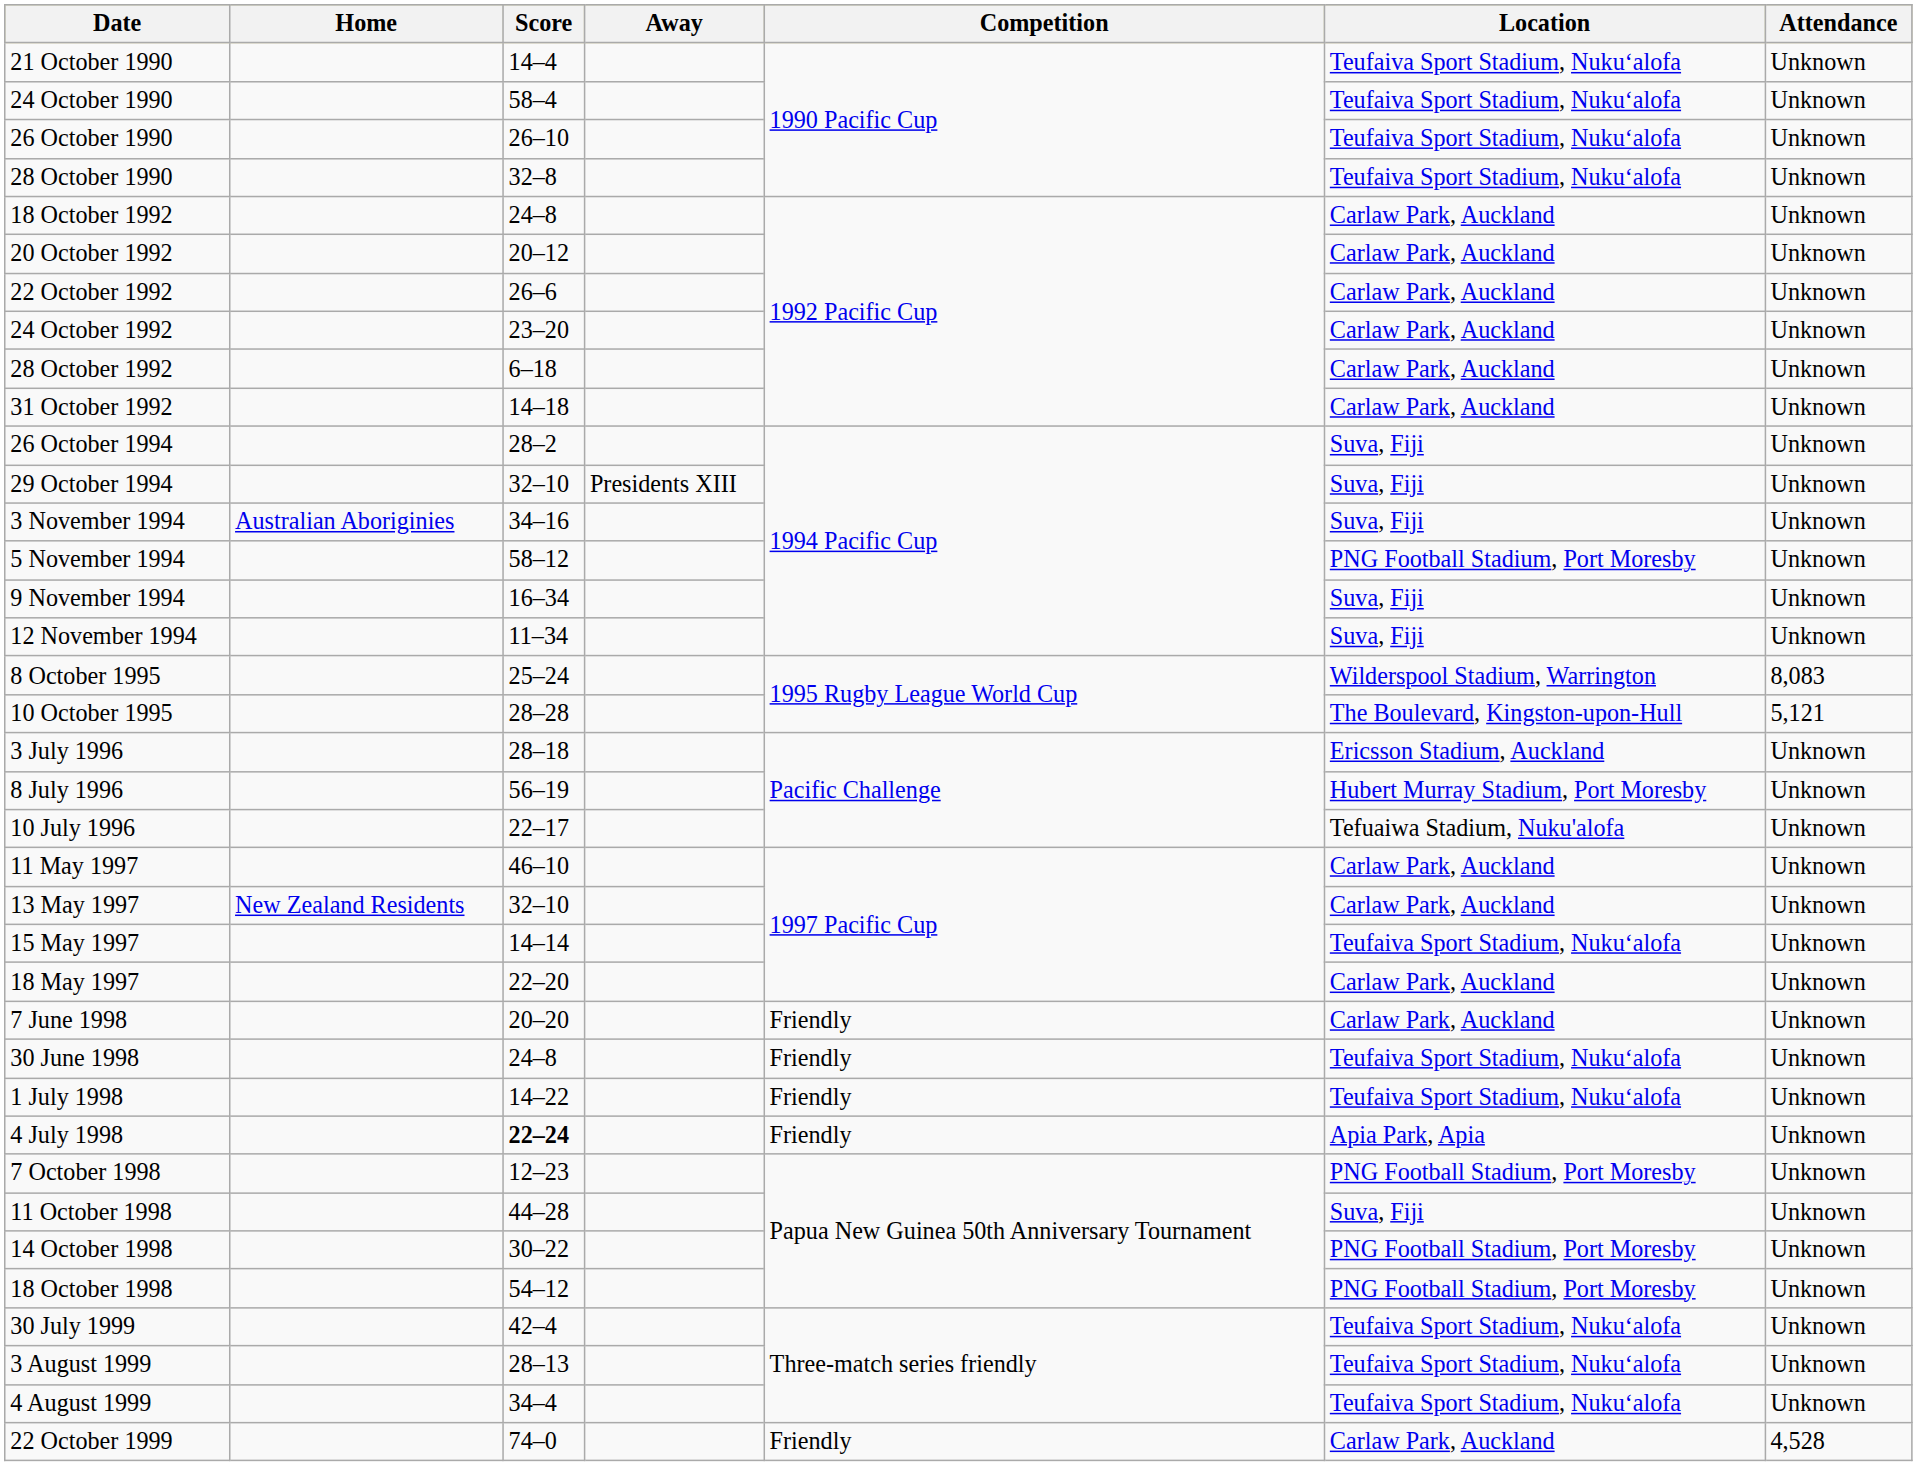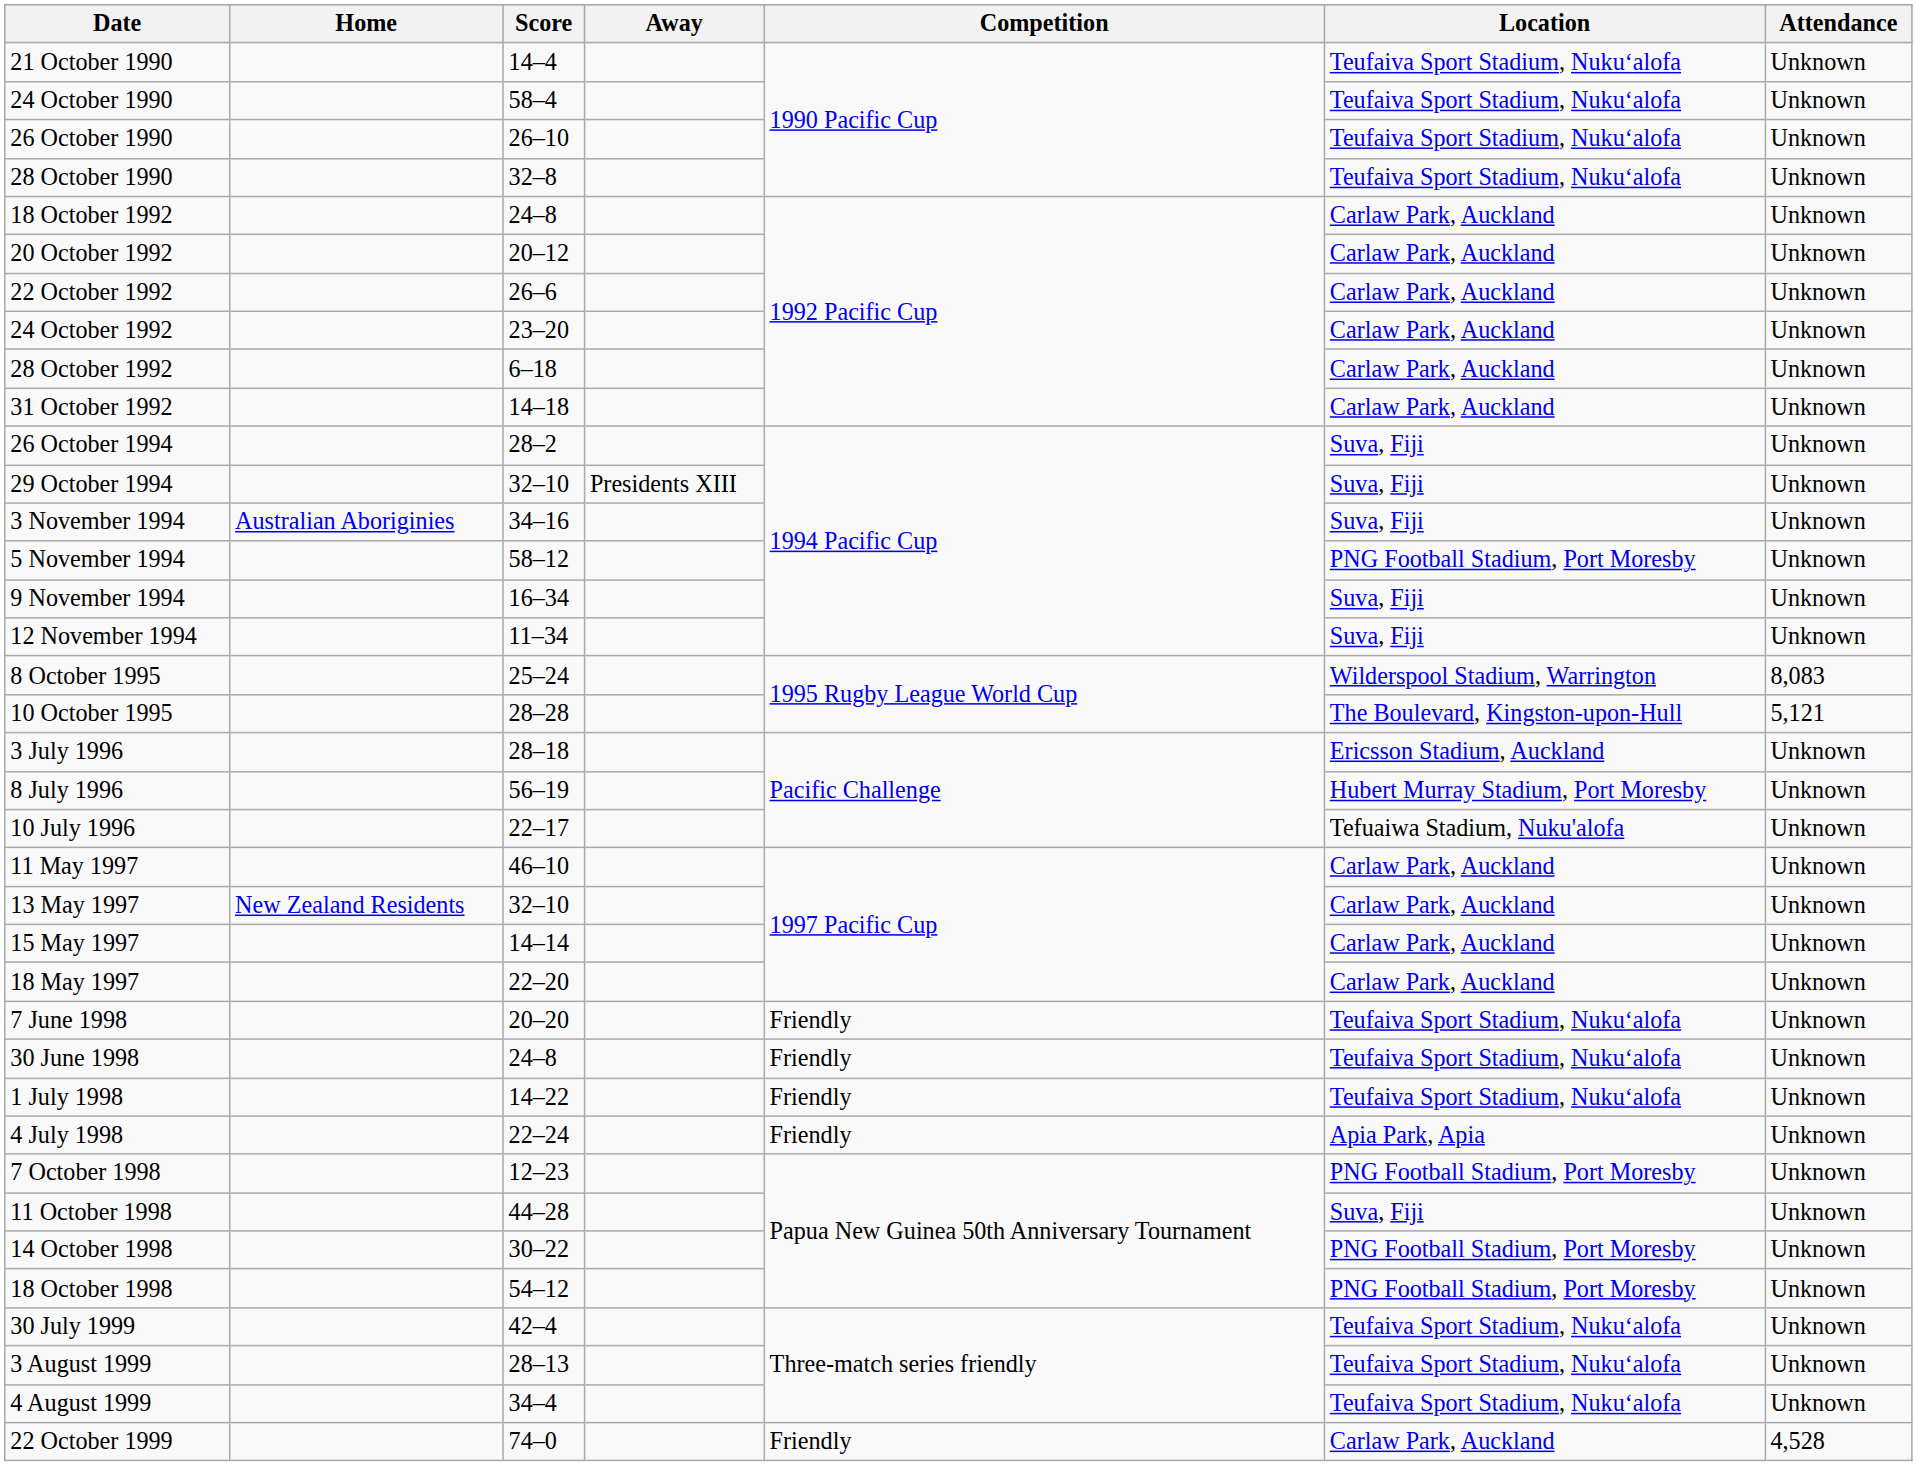(1505, 943) Teufaiva Sport Stadium, Nukuʻalofa -> (1442, 943) Carlaw Park, Auckland
(1442, 1019) Carlaw Park, Auckland -> (1505, 1019) Teufaiva Sport Stadium, Nukuʻalofa
(539, 1134) bold -> (539, 1134) normal
